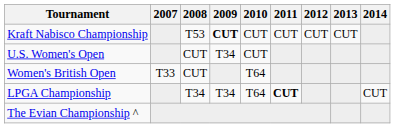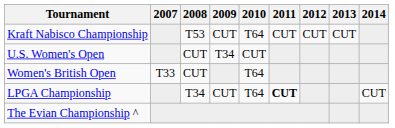(225, 34) bold -> (225, 34) normal
(255, 34) CUT -> (254, 34) T64
(225, 93) T34 -> (225, 93) CUT
